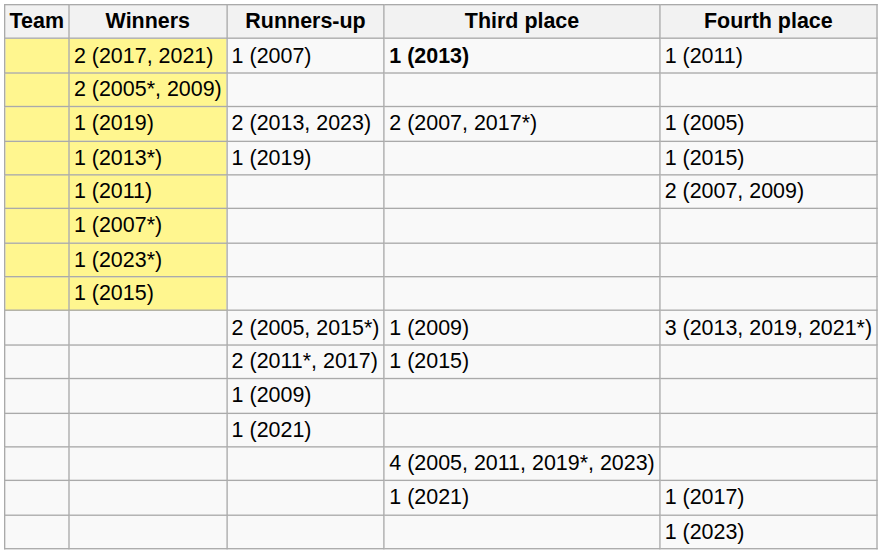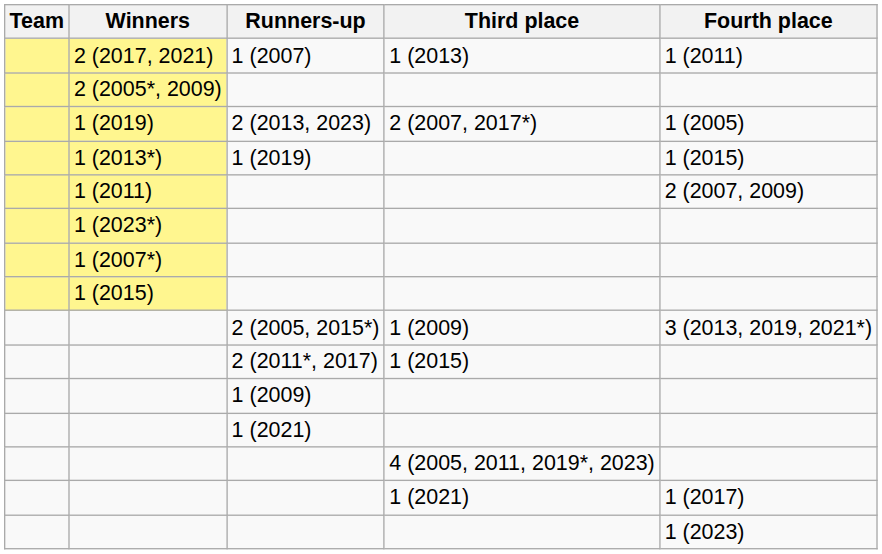(429, 55) bold -> (429, 55) normal
rows swapped: (118, 259) <-> (118, 225)
